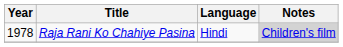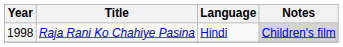(20, 32) 1978 -> (20, 32) 1998
